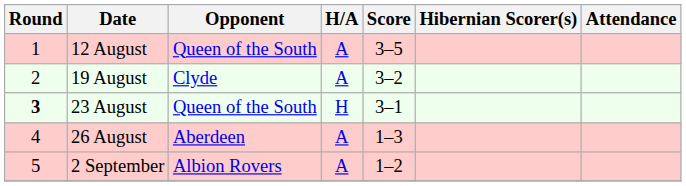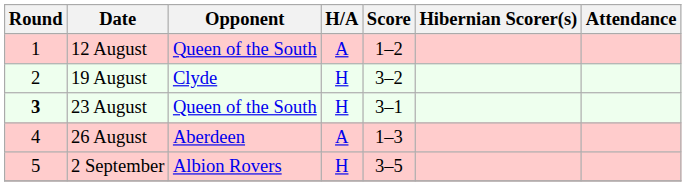(389, 48) 3–5 -> (389, 48) 1–2
(342, 78) A -> (342, 78) H
(342, 166) A -> (342, 166) H
(389, 166) 1–2 -> (389, 166) 3–5
